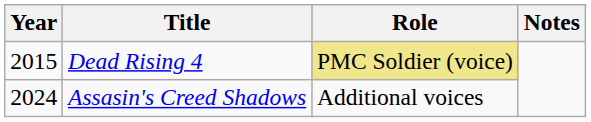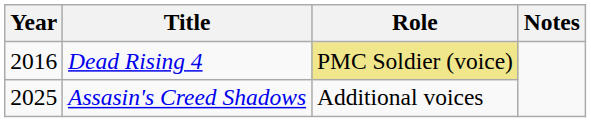(34, 60) 2015 -> (34, 60) 2016
(34, 97) 2024 -> (34, 97) 2025
